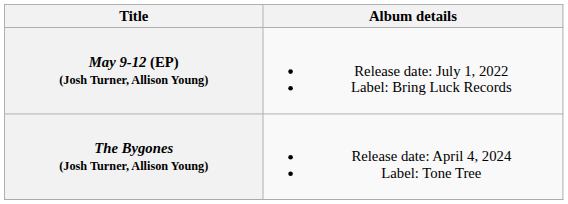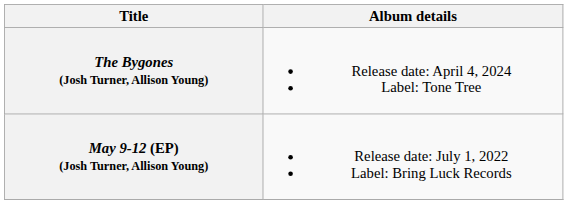rows swapped: (134, 70) <-> (134, 156)
